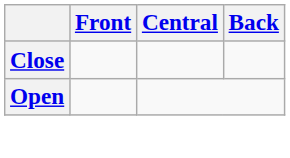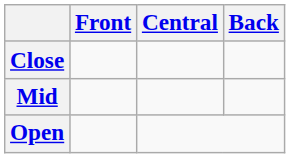+ row: (37, 96)
